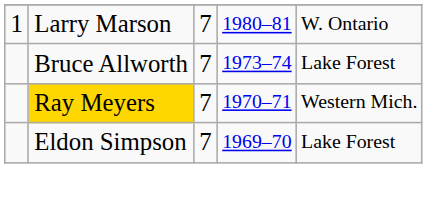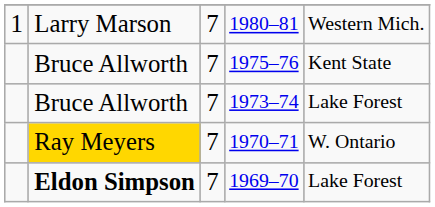(345, 24) W. Ontario -> (366, 24) Western Mich.
+ row: (264, 63)
(359, 102) Western Mich. -> (352, 142) W. Ontario
(110, 142) normal -> (115, 181) bold
